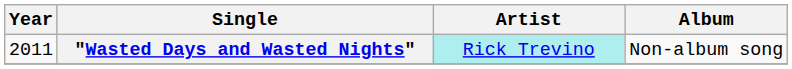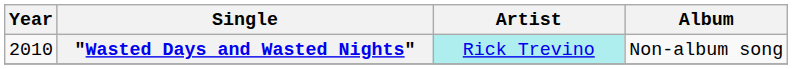(31, 50) 2011 -> (31, 50) 2010
